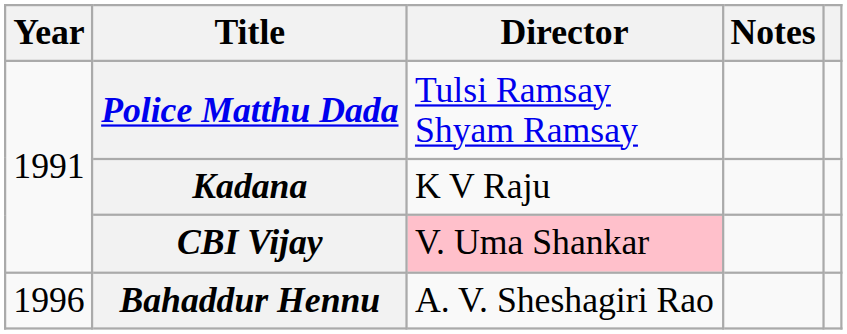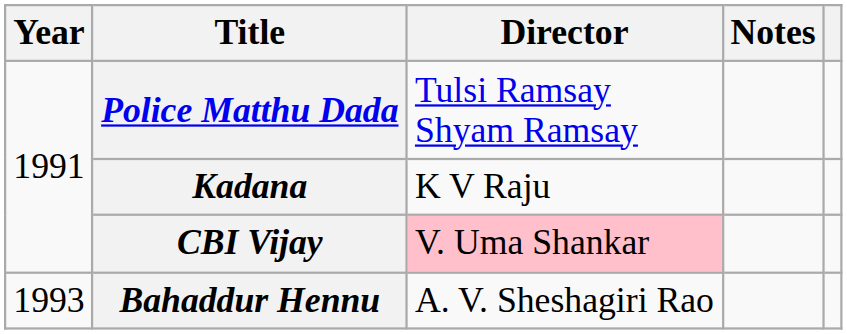(49, 299) 1996 -> (49, 299) 1993
